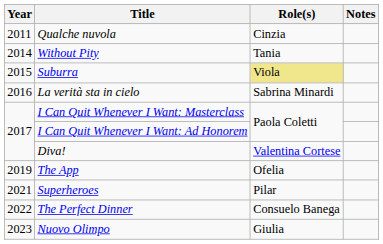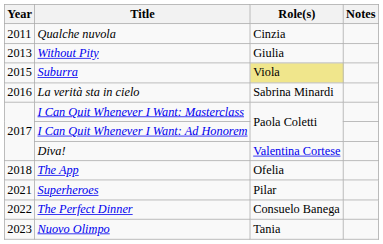(20, 53) 2014 -> (20, 53) 2013
(267, 53) Tania -> (269, 53) Giulia
(20, 170) 2019 -> (20, 170) 2018
(269, 229) Giulia -> (267, 229) Tania
